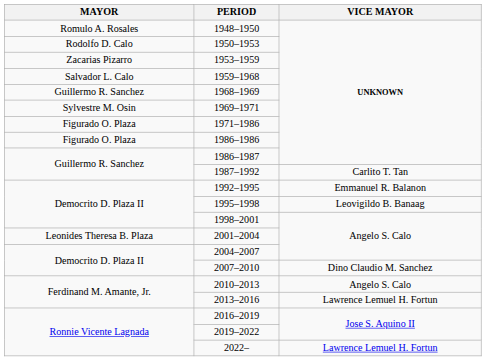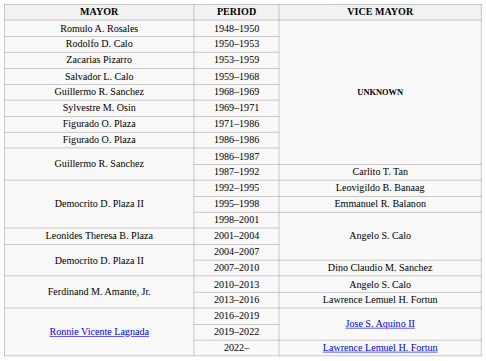(380, 188) Emmanuel R. Balanon -> (380, 188) Leovigildo B. Banaag
(380, 204) Leovigildo B. Banaag -> (380, 204) Emmanuel R. Balanon
